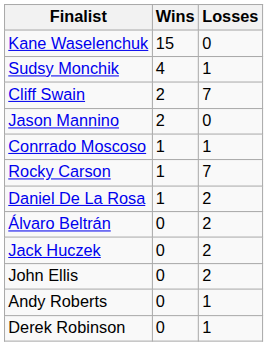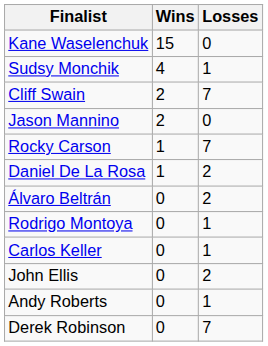- row: (77, 146)
- row: (55, 250)
+ row: (70, 224)
+ row: (55, 250)
(207, 328) 1 -> (207, 328) 7
